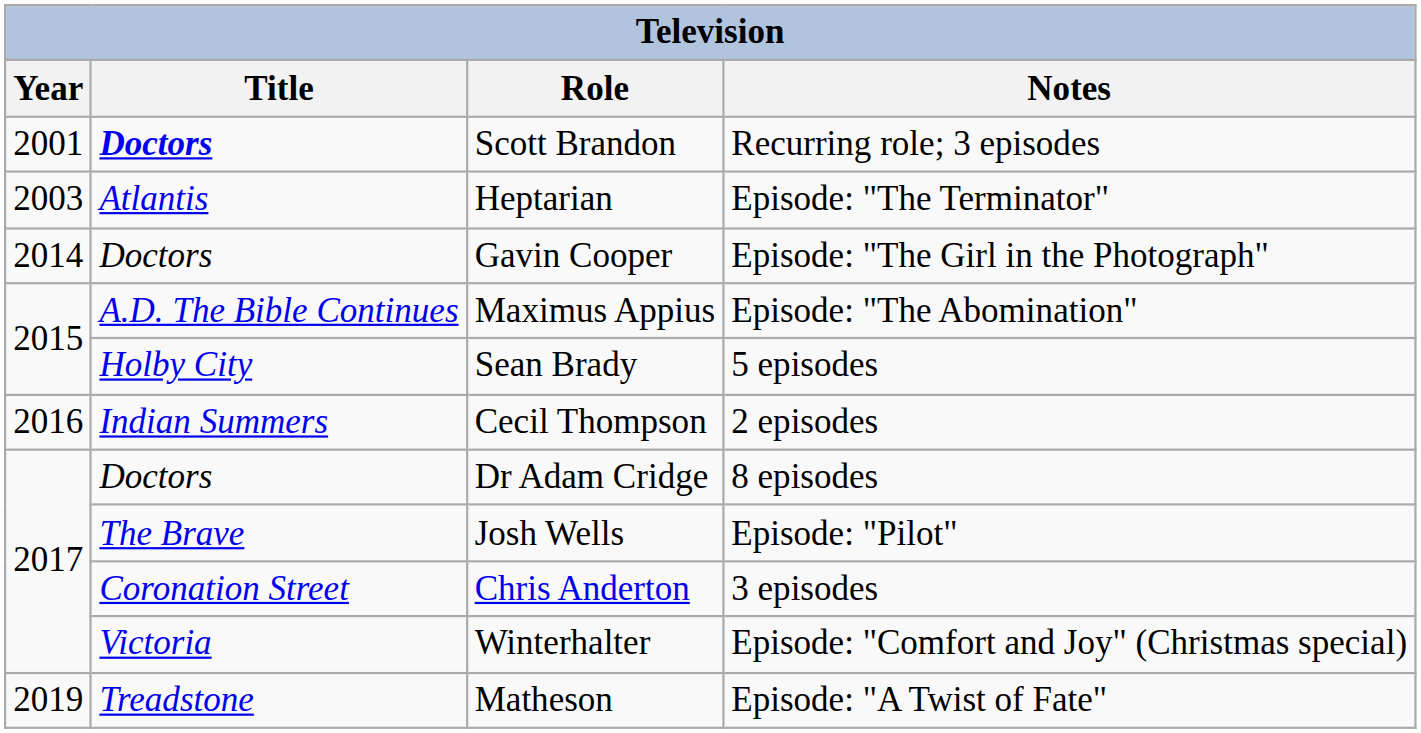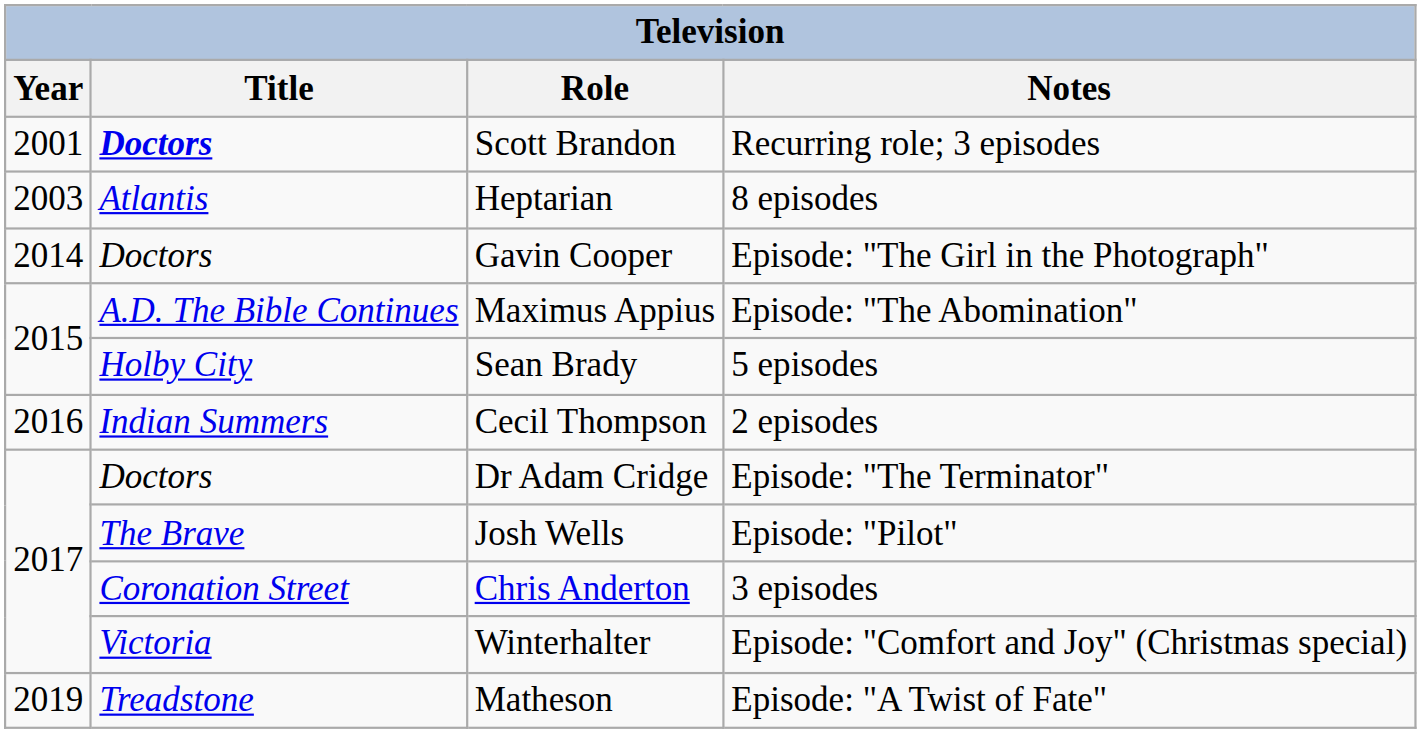(920, 198) Episode: "The Terminator" -> (805, 198) 8 episodes
(805, 476) 8 episodes -> (920, 476) Episode: "The Terminator"
